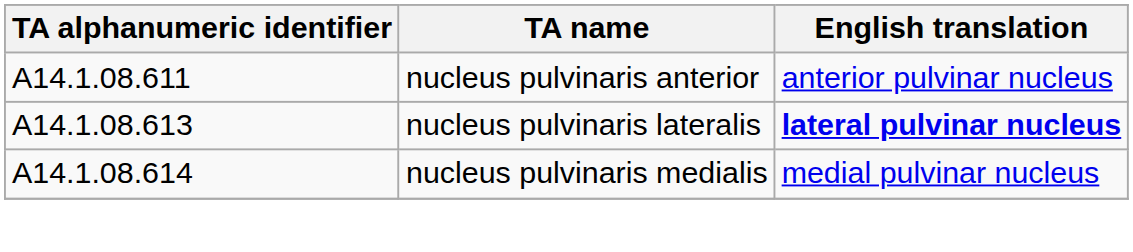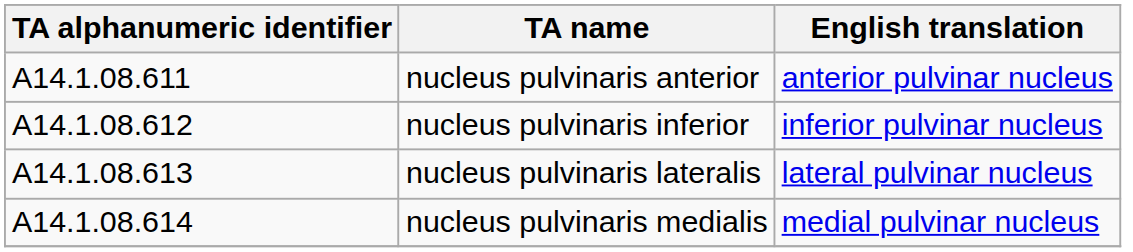+ row: (578, 125)
(951, 125) bold -> (937, 173) normal
